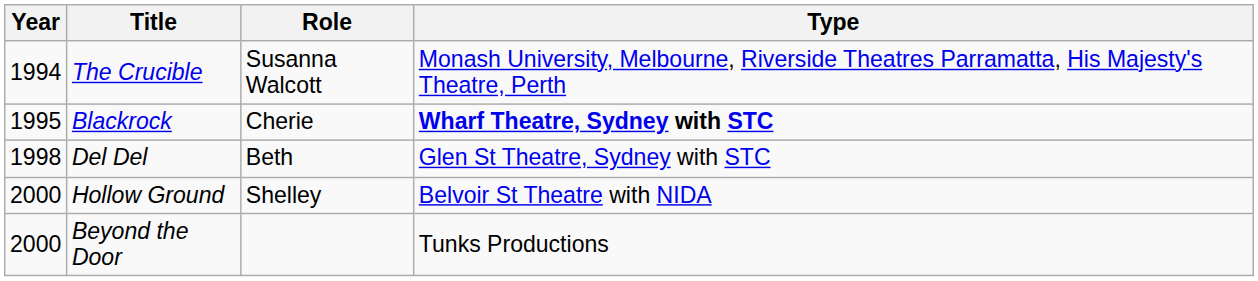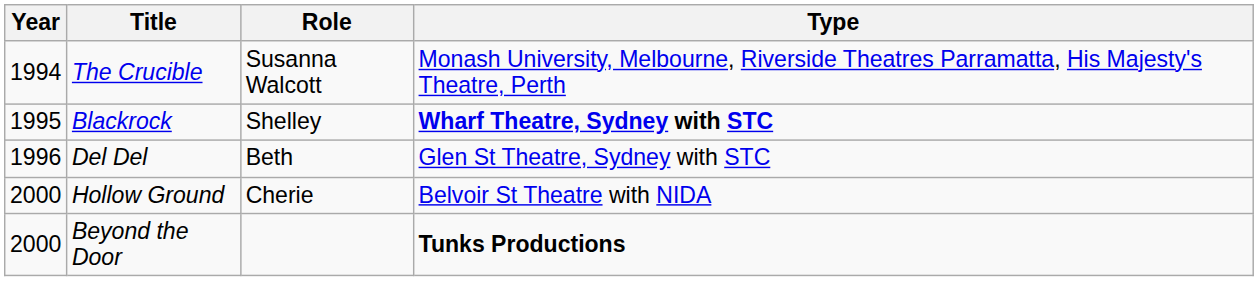(280, 121) Cherie -> (283, 121) Shelley
(36, 158) 1998 -> (36, 158) 1996
(284, 194) Shelley -> (280, 194) Cherie
(514, 244) normal -> (522, 244) bold
